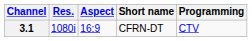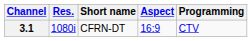columns swapped: (97, 12) <-> (146, 12)
